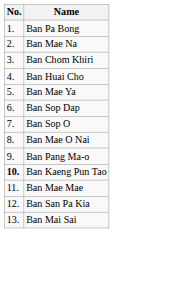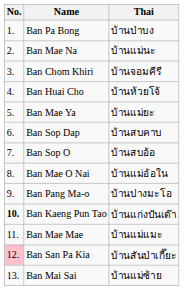+ column: (144, 12)
(13, 204) no background -> (13, 255) pink background
